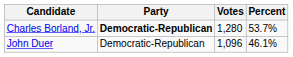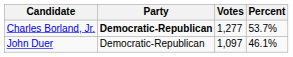(230, 28) 1,280 -> (230, 28) 1,277
(230, 44) 1,096 -> (230, 44) 1,097
